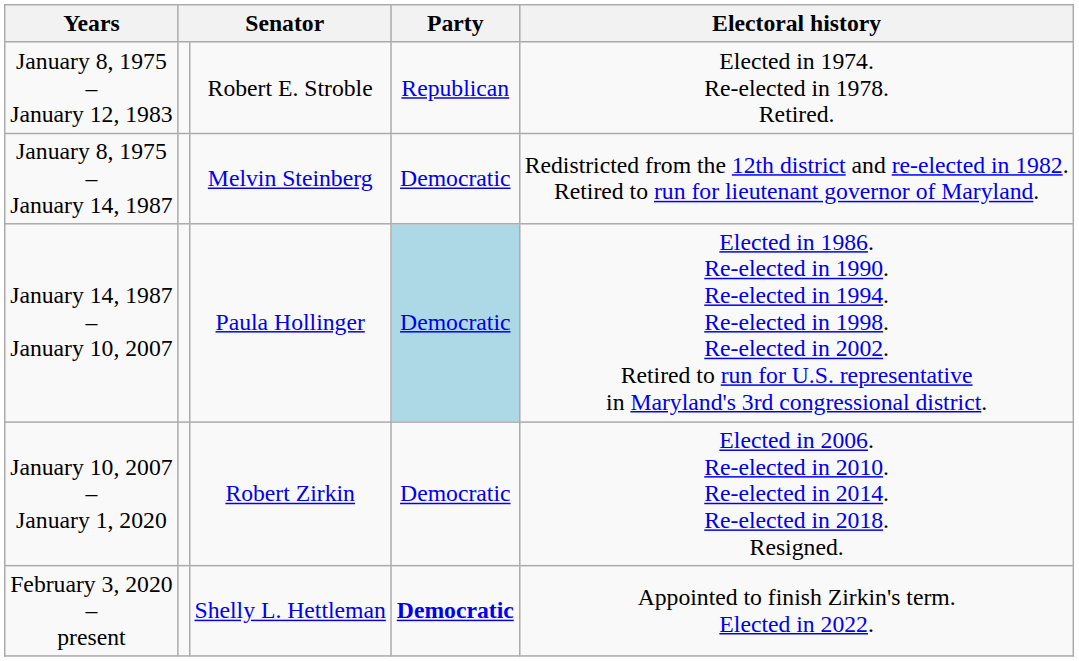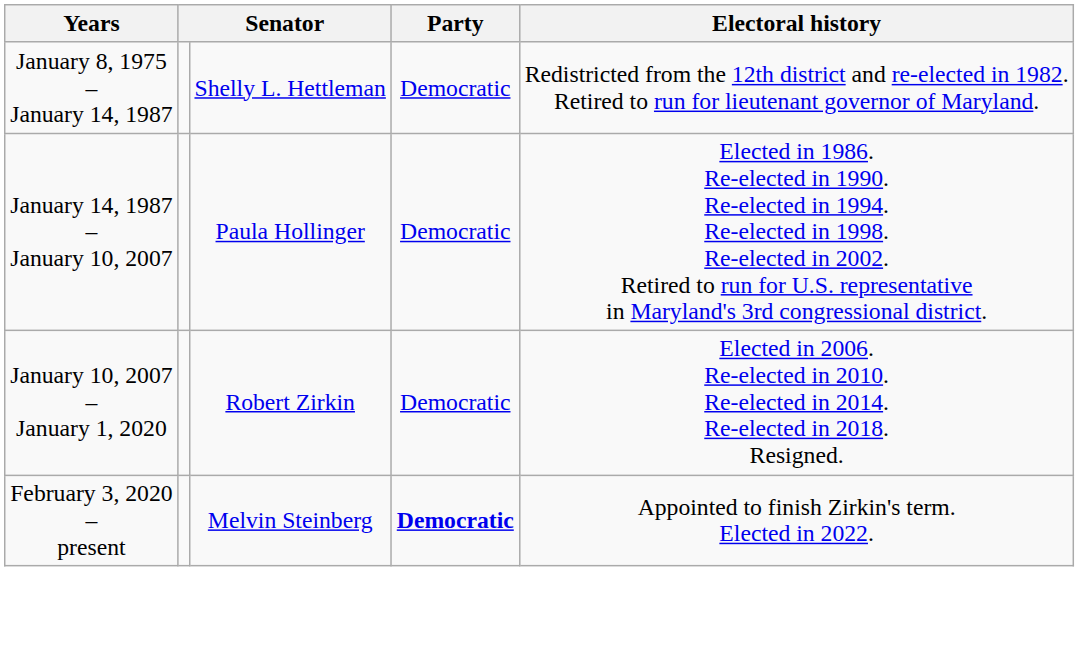- row: (91, 87)
(290, 178) Melvin Steinberg -> (290, 87) Shelly L. Hettleman
(455, 322) lightblue background -> (455, 231) no background
(290, 610) Shelly L. Hettleman -> (290, 519) Melvin Steinberg
